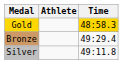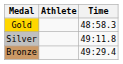(98, 25) gold background -> (98, 25) no background
rows swapped: (22, 53) <-> (22, 39)
